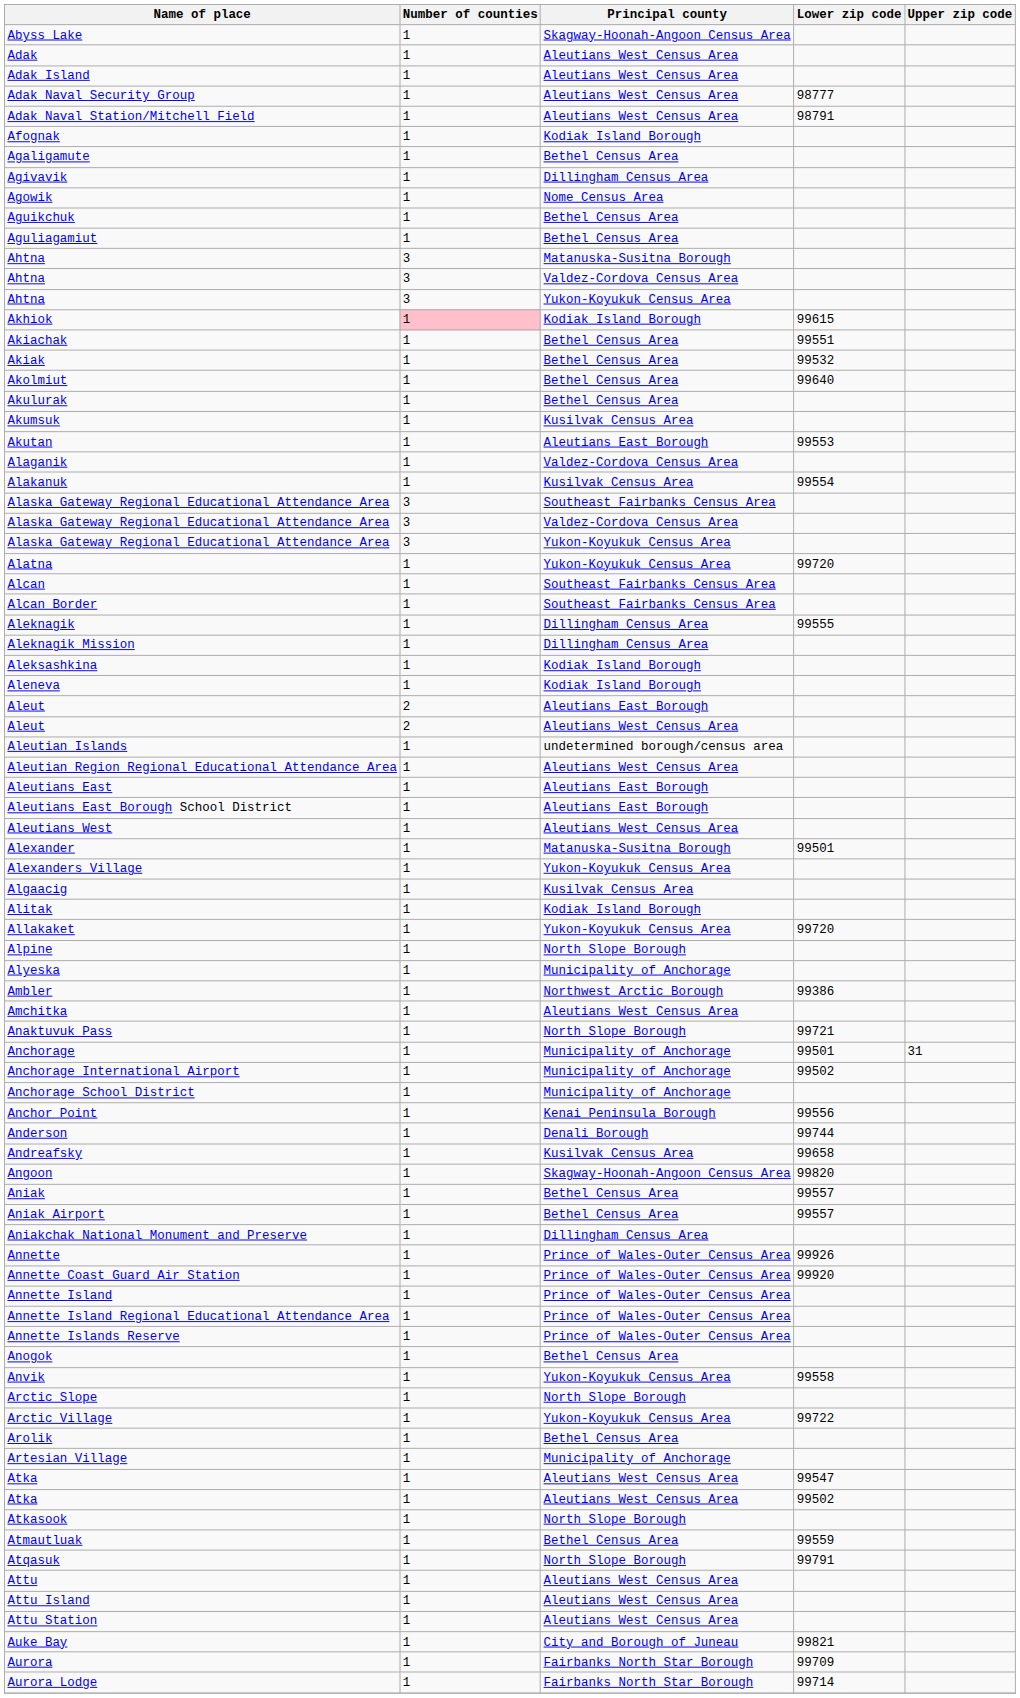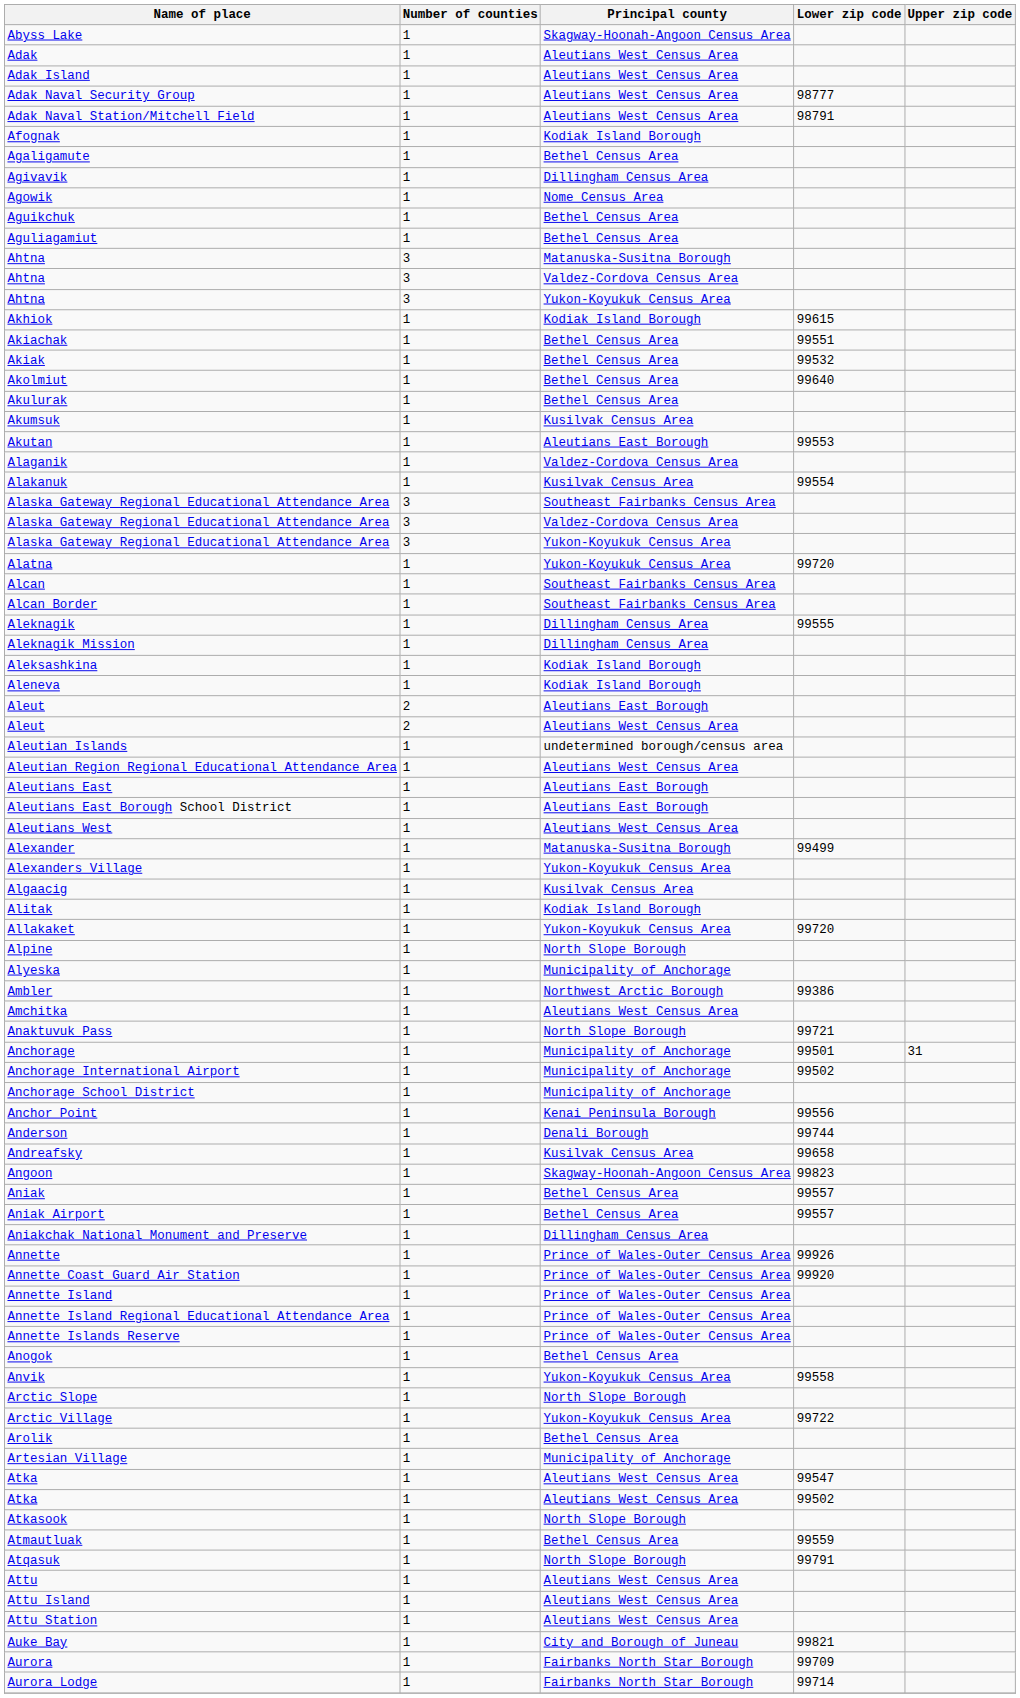(407, 320) pink background -> (407, 320) no background
(815, 849) 99501 -> (815, 849) 99499
(815, 1174) 99820 -> (815, 1174) 99823
